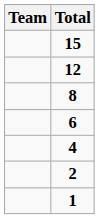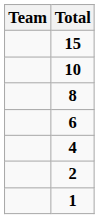- row: (73, 69)
+ row: (73, 69)
